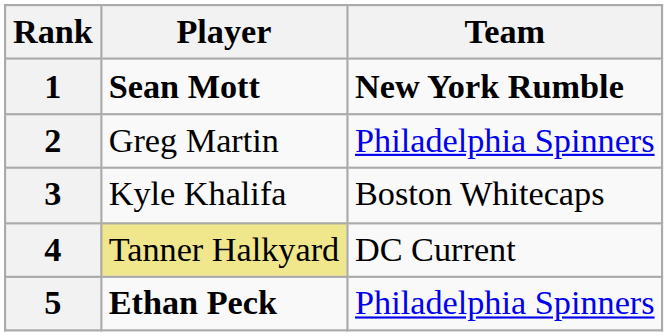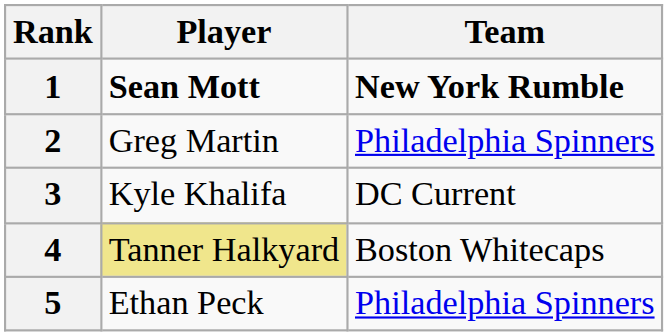(480, 194) Boston Whitecaps -> (435, 194) DC Current
(435, 248) DC Current -> (480, 248) Boston Whitecaps
(193, 303) bold -> (186, 303) normal
